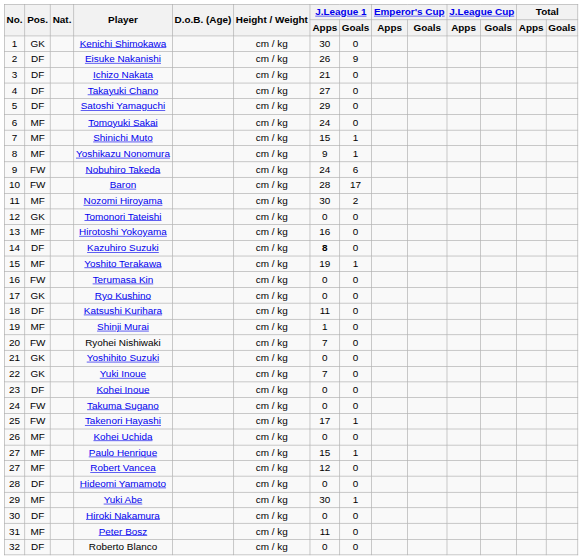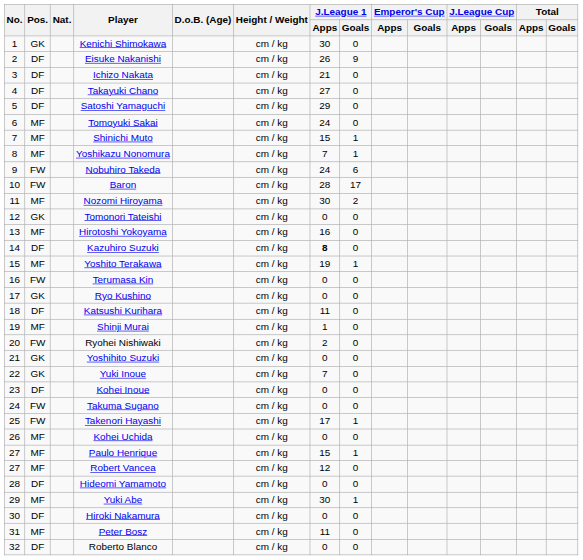(325, 153) 9 -> (325, 153) 7
(325, 342) 7 -> (325, 342) 2
